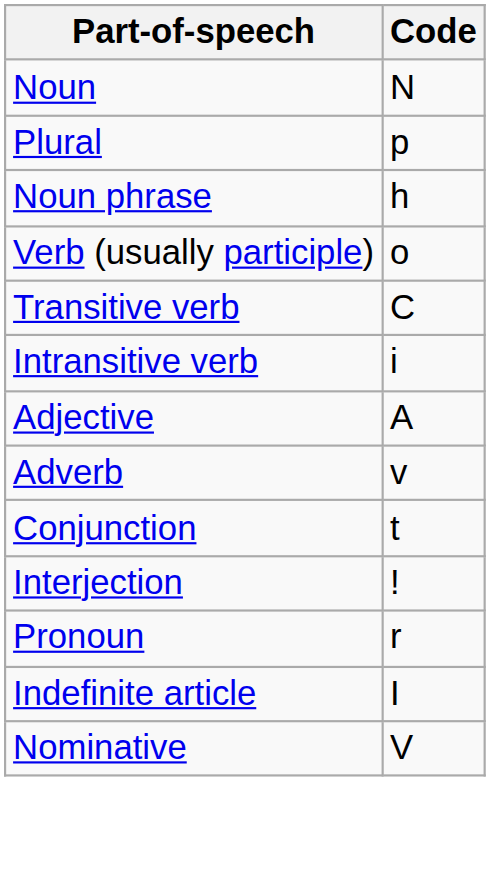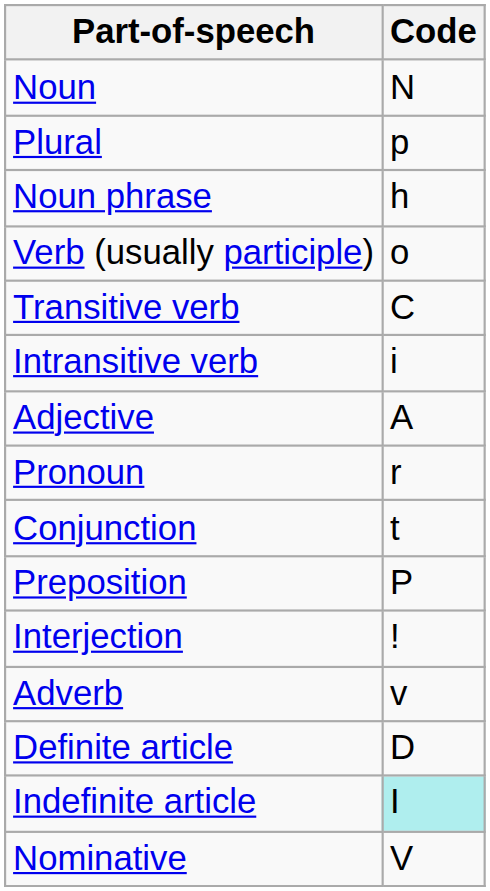rows swapped: (68, 472) <-> (79, 637)
+ row: (100, 582)
+ row: (123, 747)
(395, 692) no background -> (395, 802) paleturquoise background
